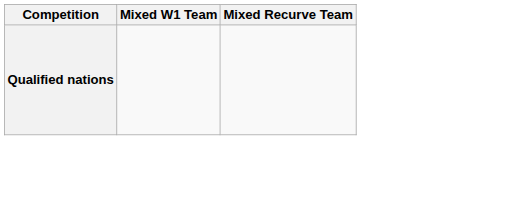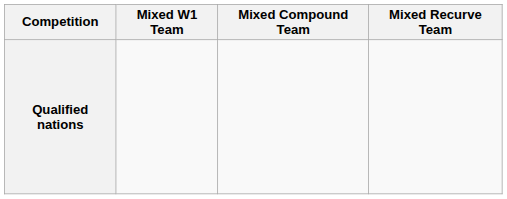+ column: (293, 22)
